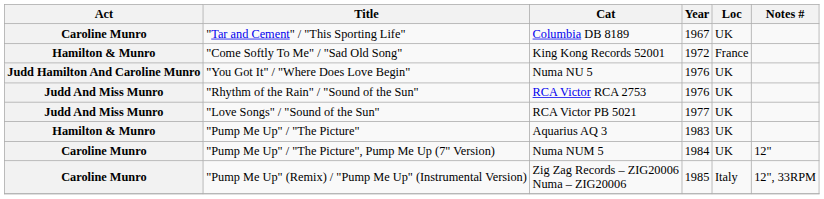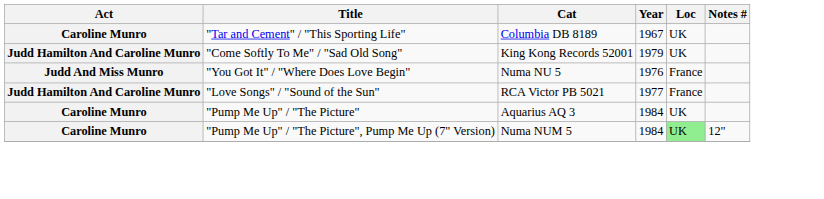(104, 53) Hamilton & Munro -> (104, 53) Judd Hamilton And Caroline Munro
(697, 53) 1972 -> (651, 53) 1979
(732, 53) France -> (678, 53) UK
(104, 72) Judd Hamilton And Caroline Munro -> (104, 72) Judd And Miss Munro
(724, 72) UK -> (686, 72) France
- row: (312, 92)
(104, 111) Judd And Miss Munro -> (104, 92) Judd Hamilton And Caroline Munro
(724, 111) UK -> (686, 92) France
(104, 131) Hamilton & Munro -> (104, 111) Caroline Munro
(697, 131) 1983 -> (651, 111) 1984
(724, 151) no background -> (678, 131) lightgreen background
- row: (367, 177)
